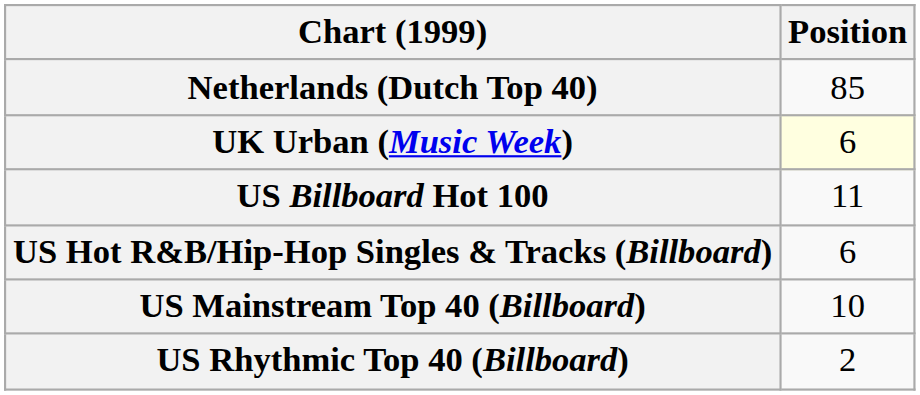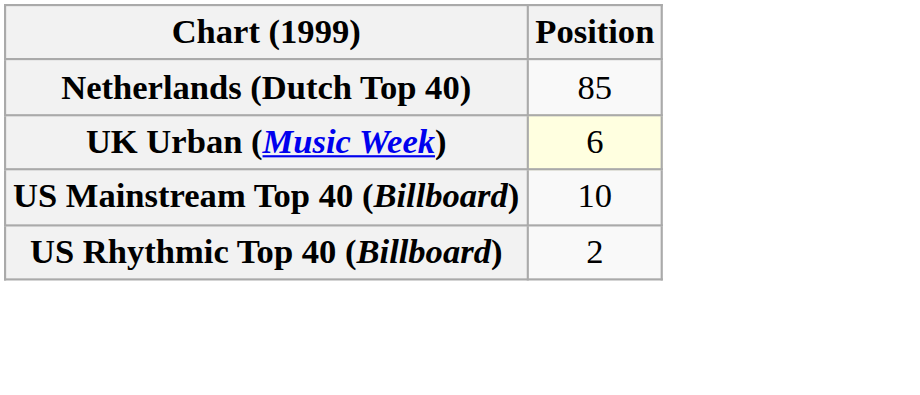- row: (393, 196)
- row: (393, 251)
